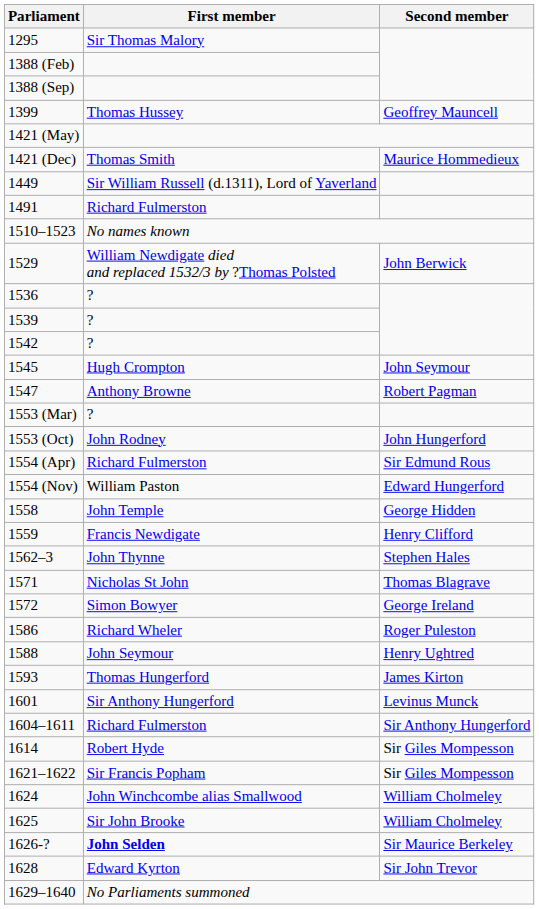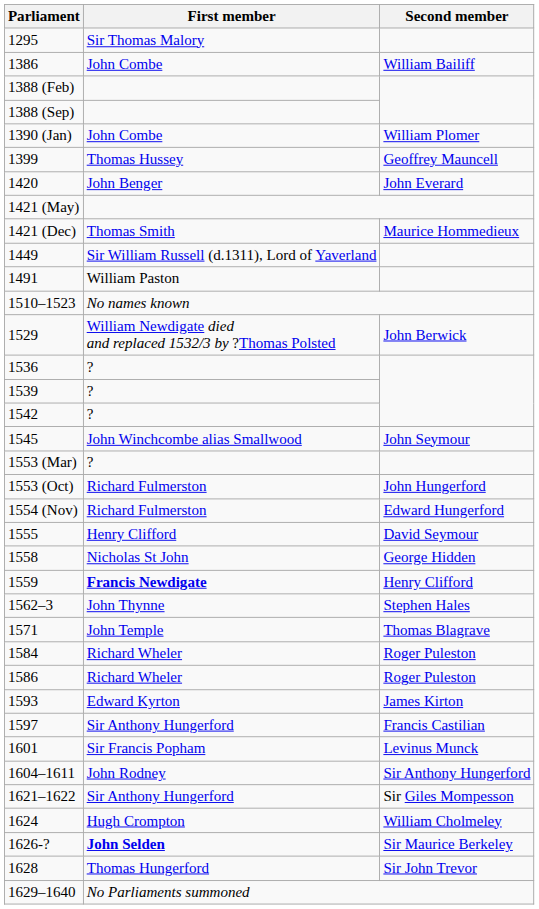+ row: (23, 64)
+ row: (40, 135)
+ row: (23, 183)
(147, 207) Richard Fulmerston -> (133, 278) William Paston
(136, 367) Hugh Crompton -> (194, 438) John Winchcombe alias Smallwood
- row: (23, 391)
(126, 438) John Rodney -> (147, 486) Richard Fulmerston
- row: (42, 462)
(133, 486) William Paston -> (147, 510) Richard Fulmerston
+ row: (23, 534)
(125, 510) John Temple -> (138, 558) Nicholas St John
(143, 534) normal -> (147, 581) bold
(138, 581) Nicholas St John -> (125, 629) John Temple
- row: (23, 605)
+ row: (23, 653)
- row: (23, 653)
(148, 677) Thomas Hungerford -> (133, 701) Edward Kyrton
+ row: (23, 725)
(160, 701) Sir Anthony Hungerford -> (146, 748) Sir Francis Popham
(147, 725) Richard Fulmerston -> (126, 772) John Rodney
- row: (23, 748)
(146, 772) Sir Francis Popham -> (160, 796) Sir Anthony Hungerford
(194, 796) John Winchcombe alias Smallwood -> (136, 820) Hugh Crompton
- row: (23, 820)
(133, 868) Edward Kyrton -> (148, 868) Thomas Hungerford
